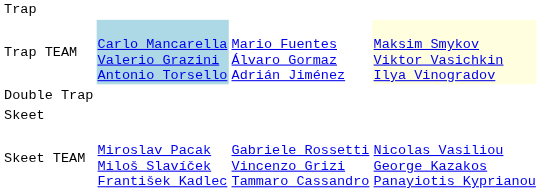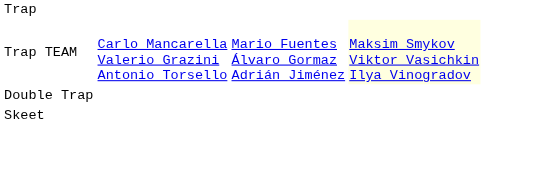(162, 60) lightblue background -> (162, 60) no background
- row: (45, 158)
